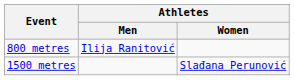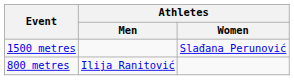rows swapped: (38, 48) <-> (41, 65)
